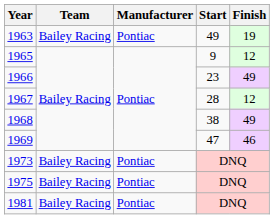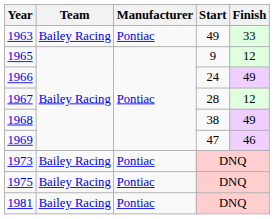(249, 36) 19 -> (249, 36) 33
(213, 78) 23 -> (213, 78) 24
